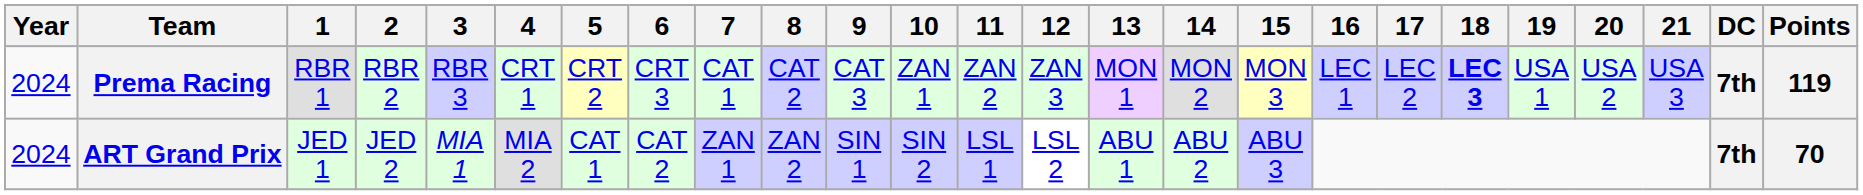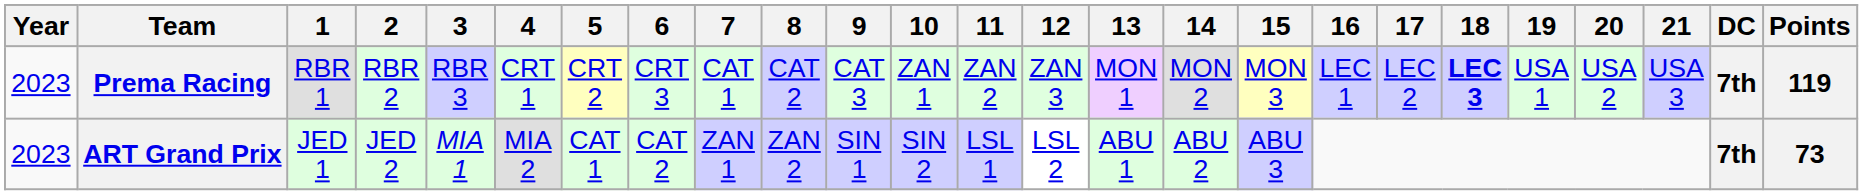(41, 82) 2024 -> (41, 82) 2023
(41, 154) 2024 -> (41, 154) 2023
(1810, 154) 70 -> (1810, 154) 73
